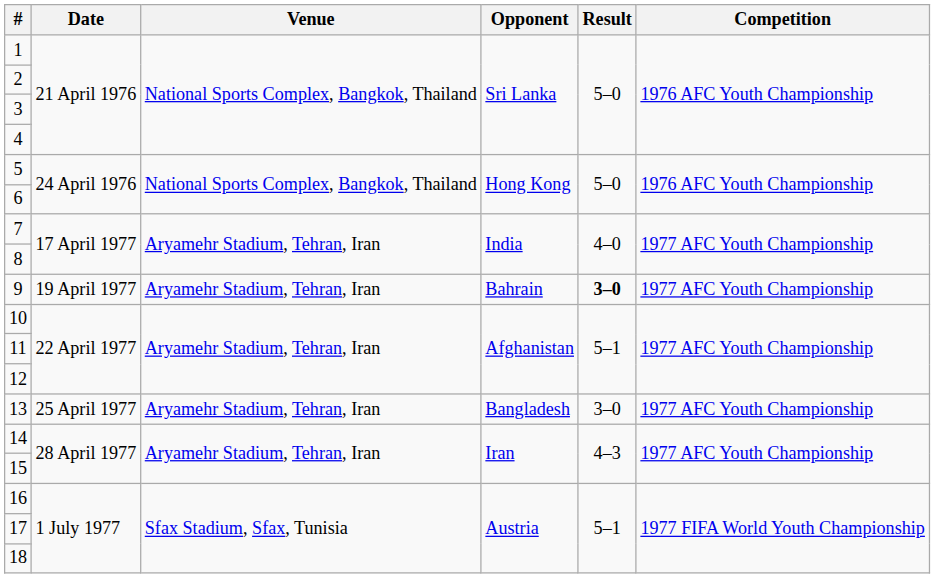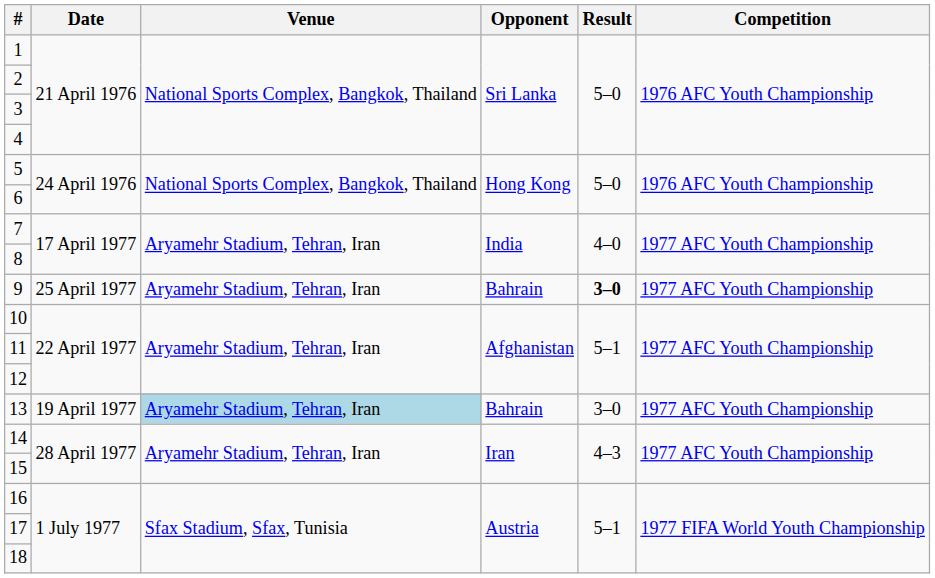(86, 289) 19 April 1977 -> (86, 289) 25 April 1977
(86, 408) 25 April 1977 -> (86, 408) 19 April 1977
(263, 408) no background -> (263, 408) lightblue background
(528, 408) Bangladesh -> (514, 408) Bahrain
